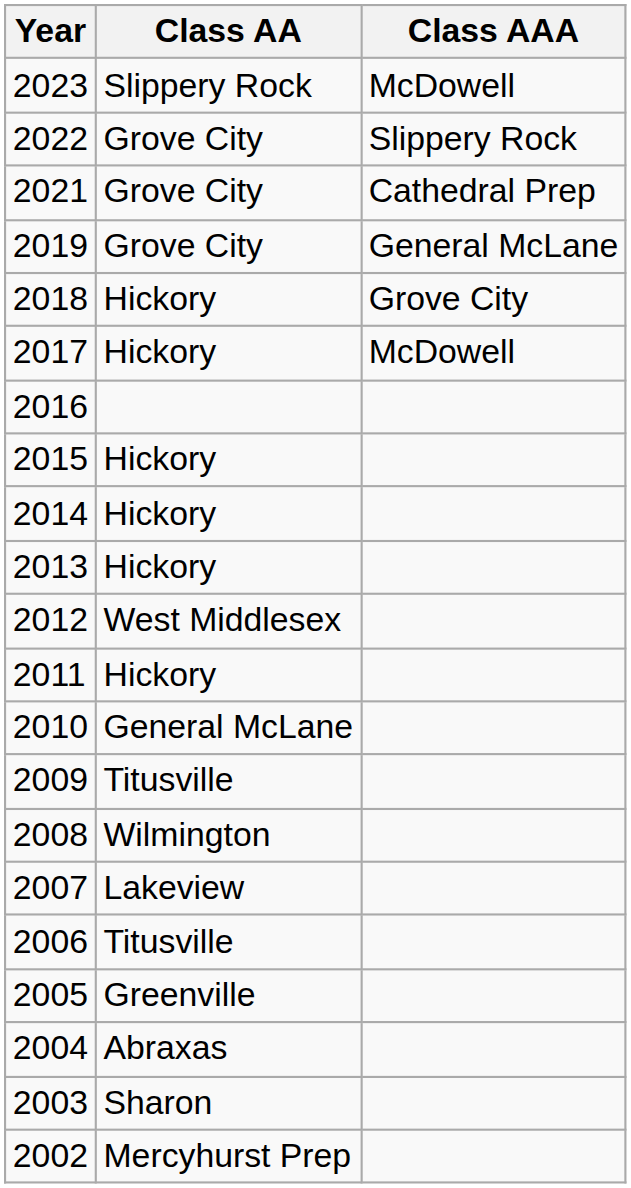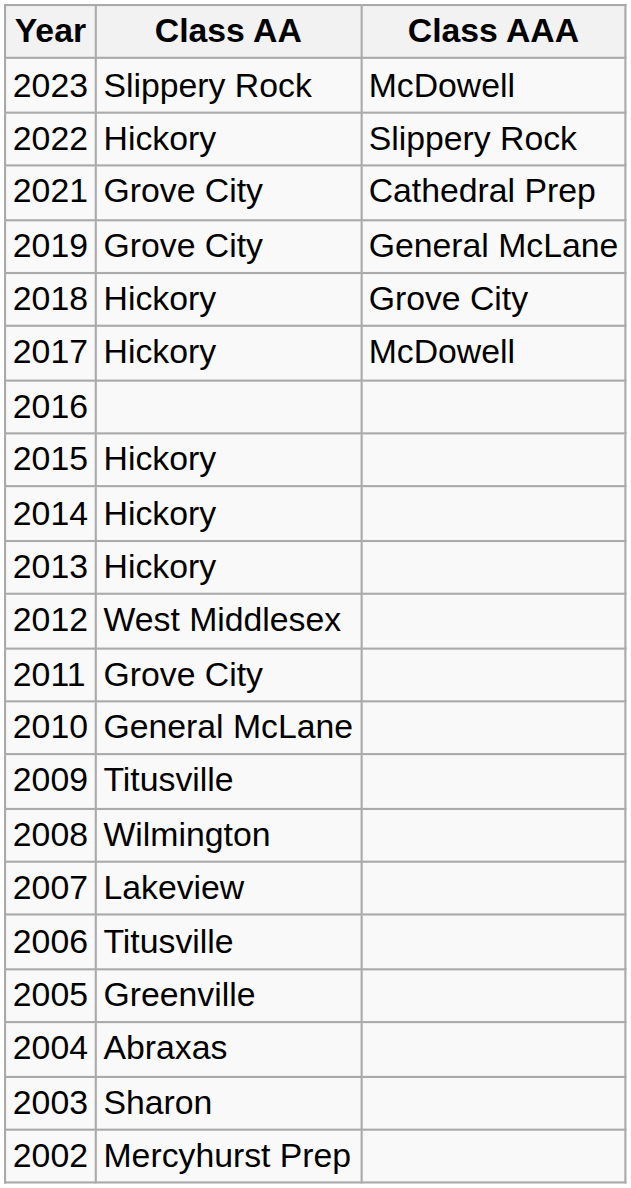(183, 138) Grove City -> (160, 138) Hickory
(160, 673) Hickory -> (183, 673) Grove City
